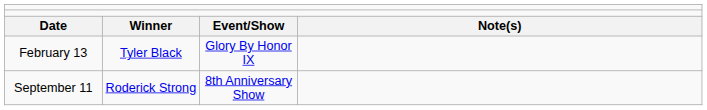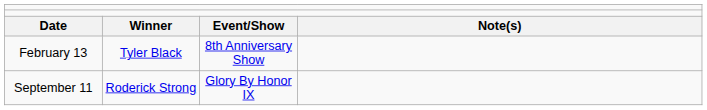(249, 53) Glory By Honor IX -> (249, 53) 8th Anniversary Show
(249, 87) 8th Anniversary Show -> (249, 87) Glory By Honor IX
